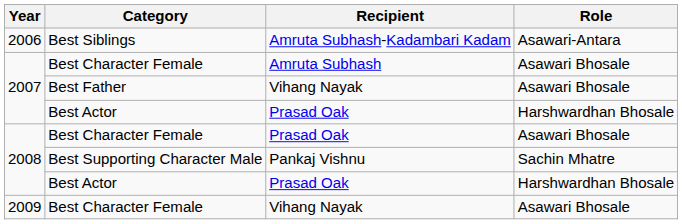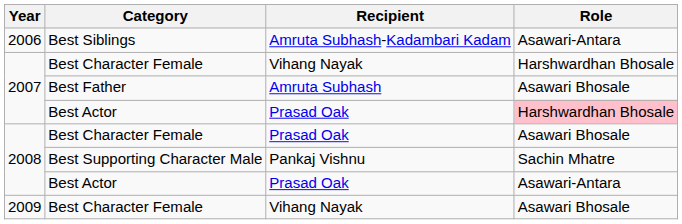(325, 64) Amruta Subhash -> (316, 64) Vihang Nayak
(574, 64) Asawari Bhosale -> (596, 64) Harshwardhan Bhosale
(316, 87) Vihang Nayak -> (325, 87) Amruta Subhash
(596, 111) no background -> (596, 111) pink background
(596, 183) Harshwardhan Bhosale -> (569, 183) Asawari-Antara
